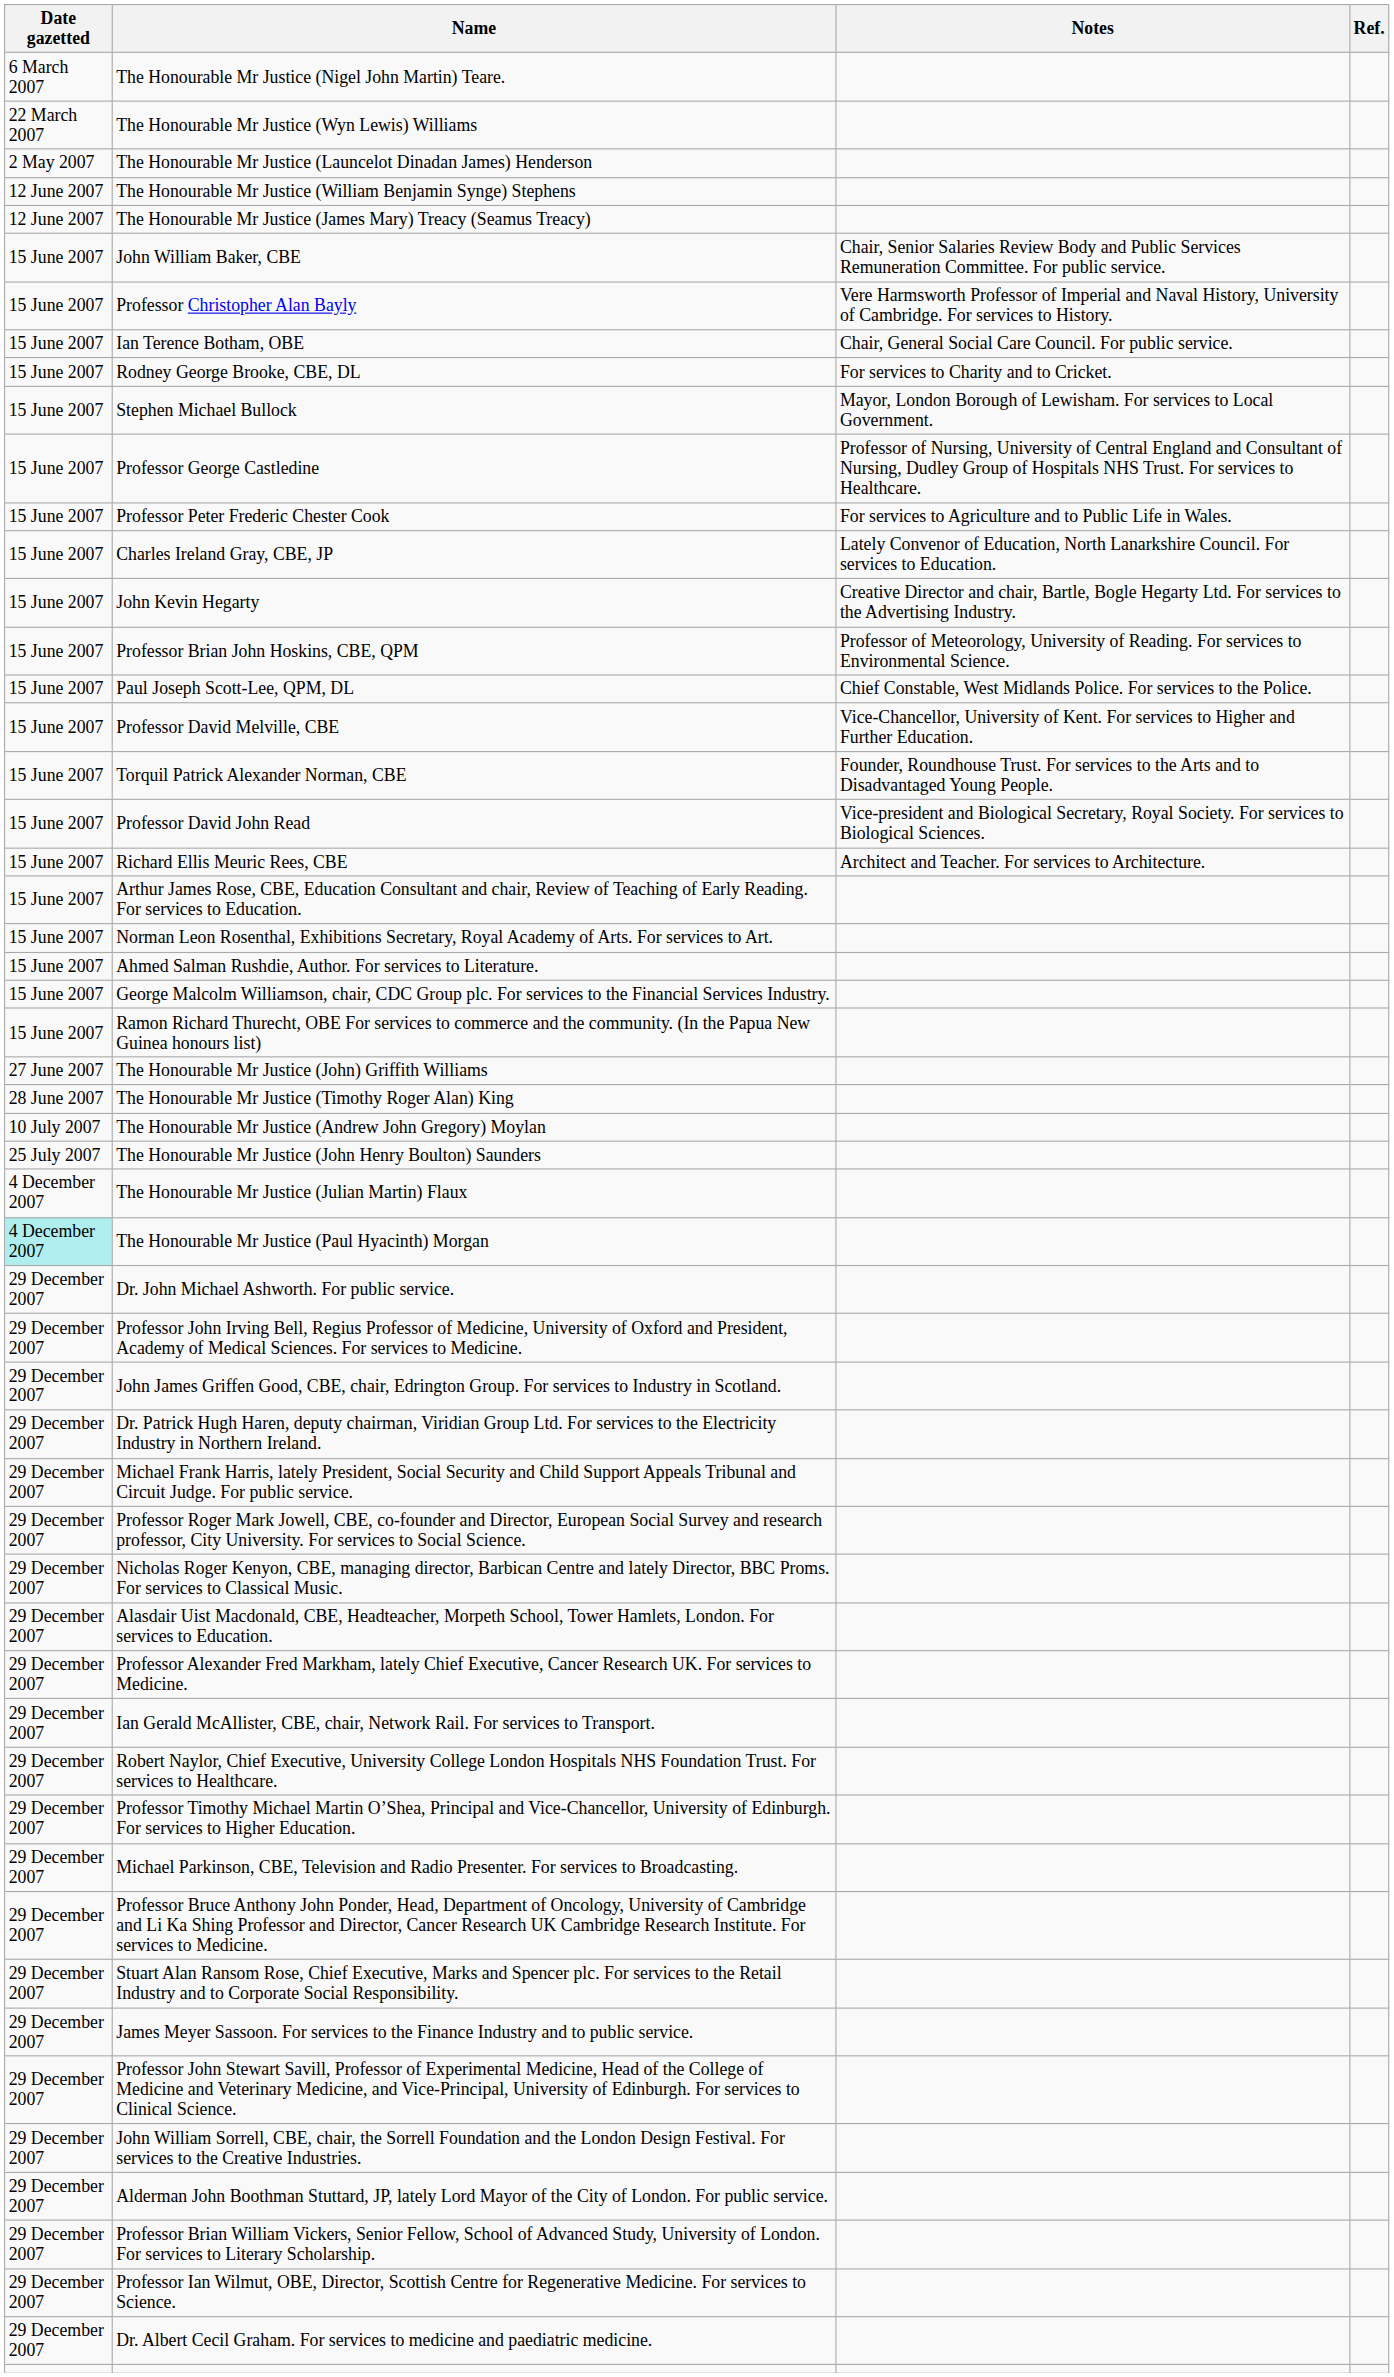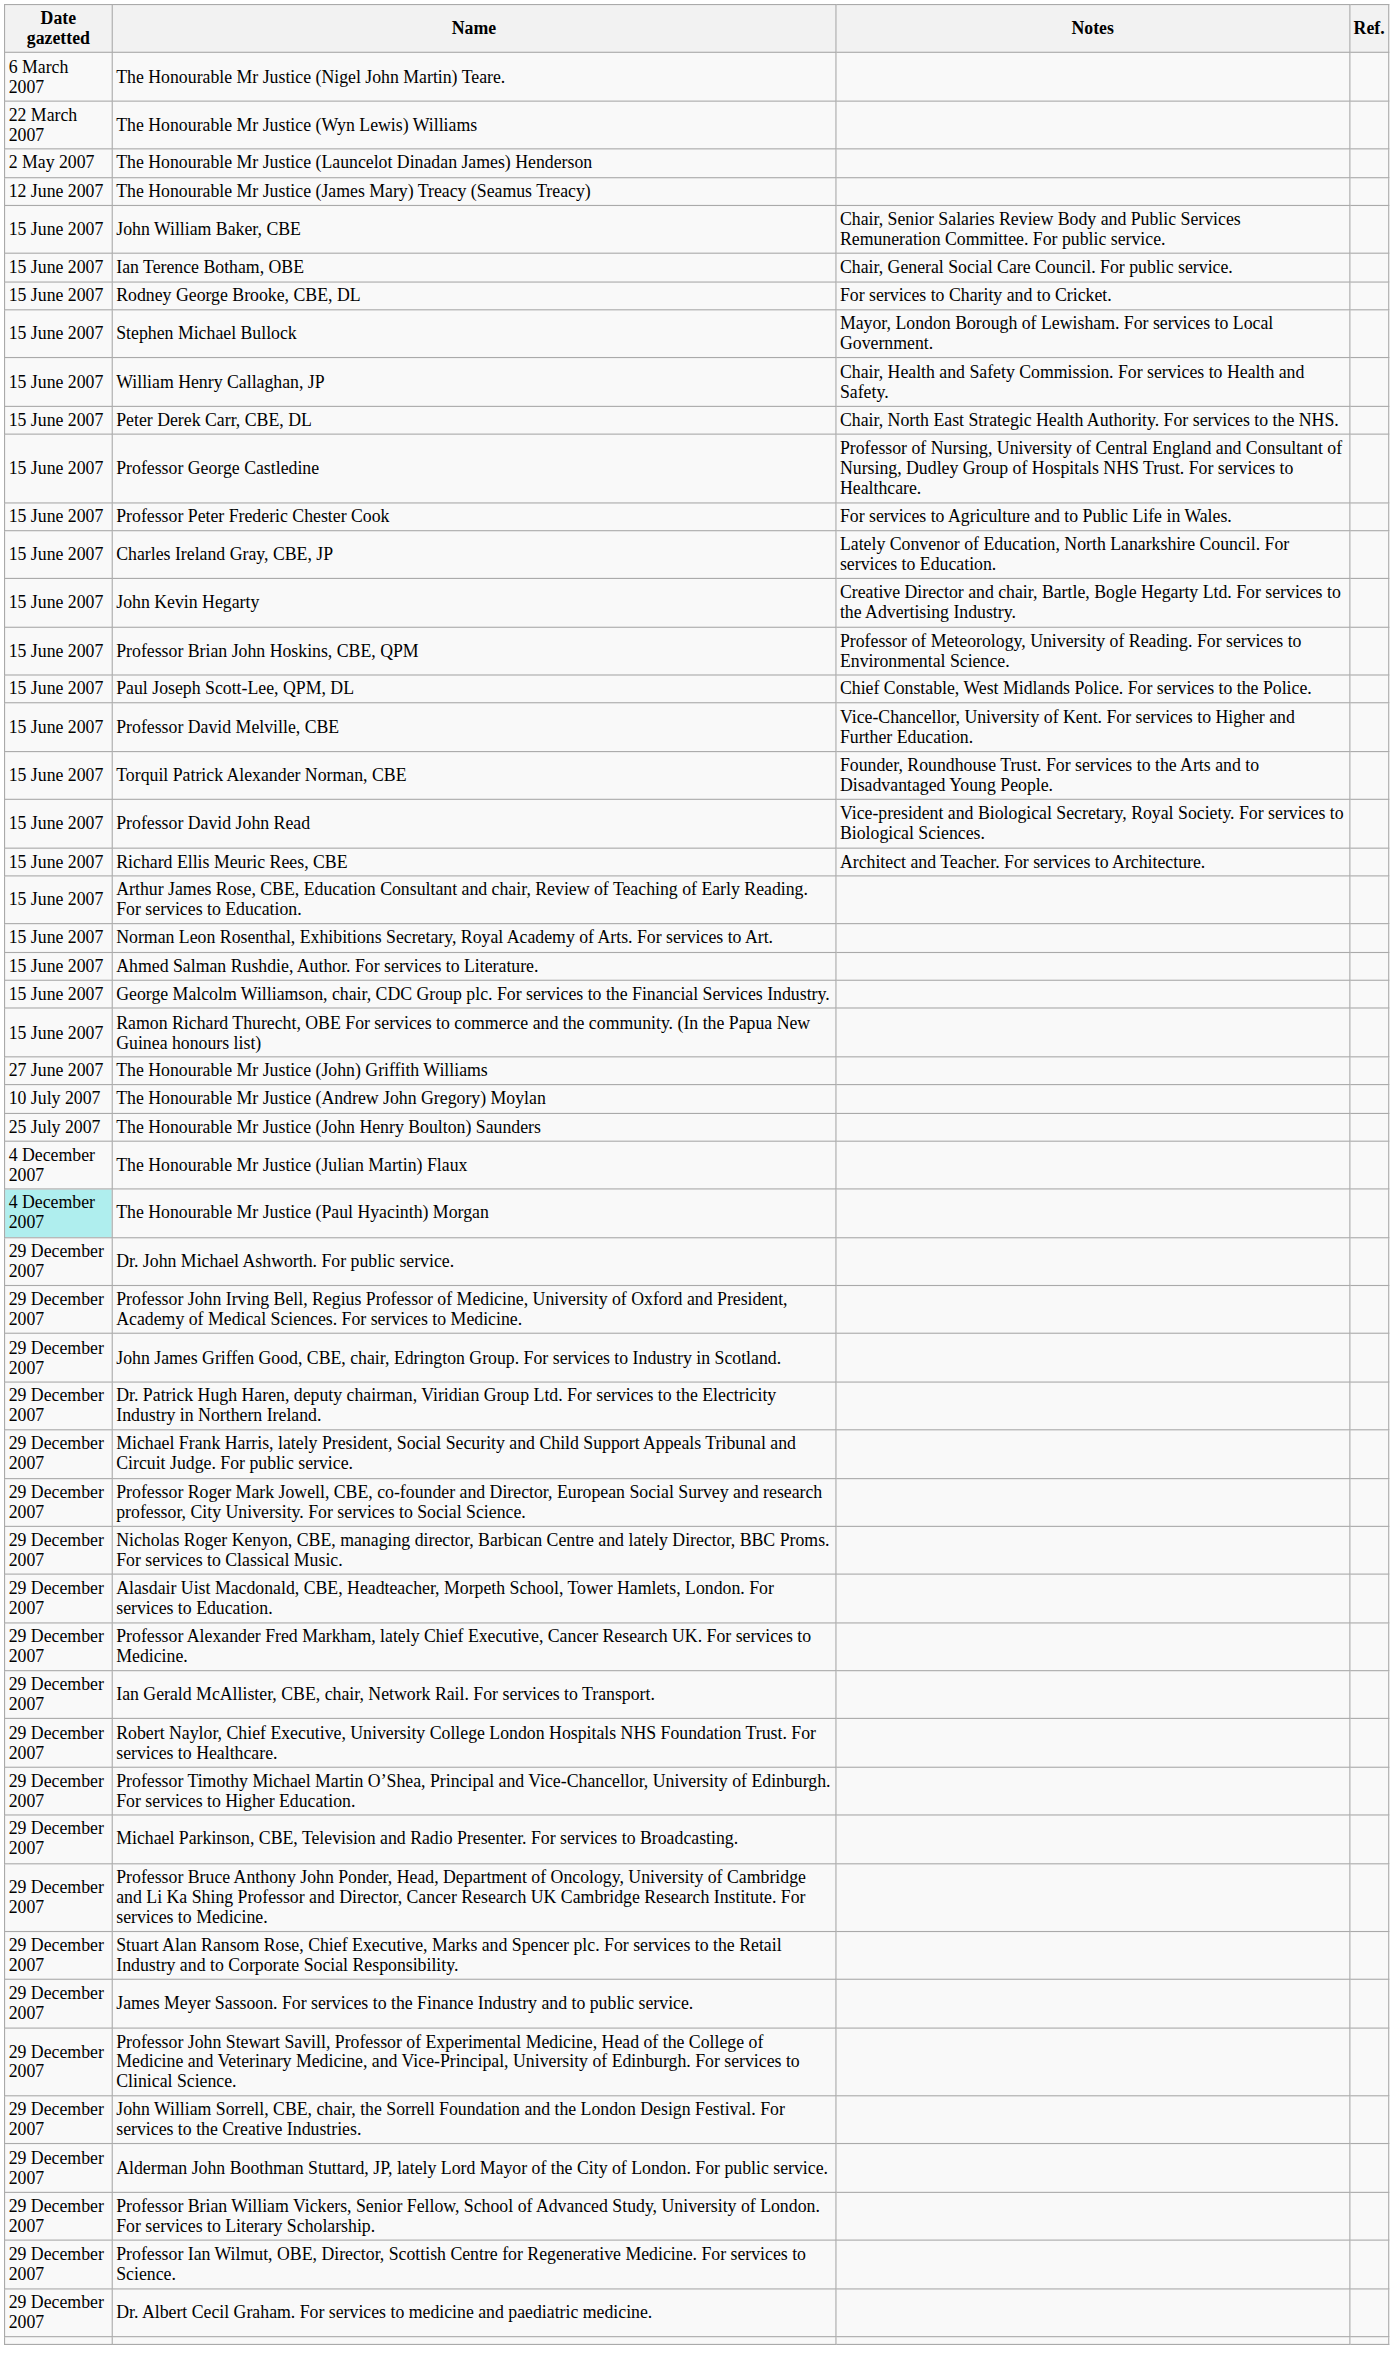- row: (346, 191)
- row: (236, 305)
+ row: (220, 381)
+ row: (214, 420)
- row: (315, 1098)
